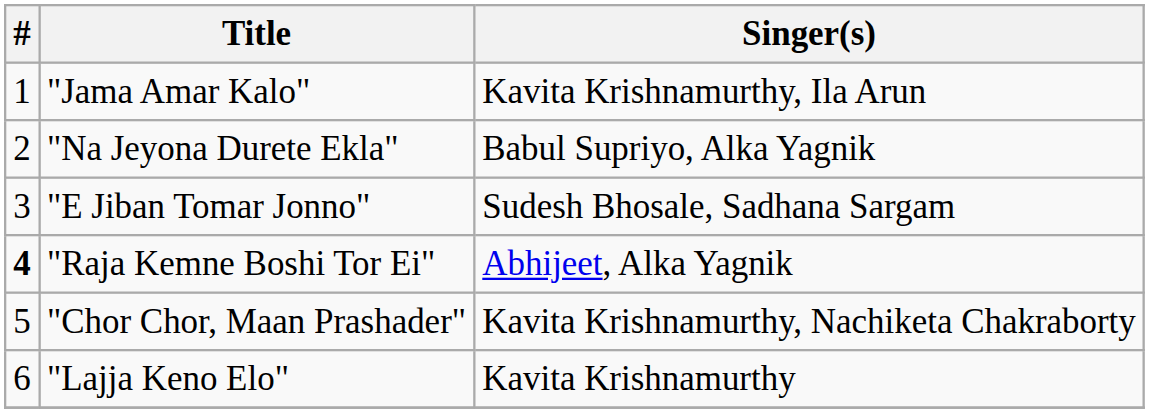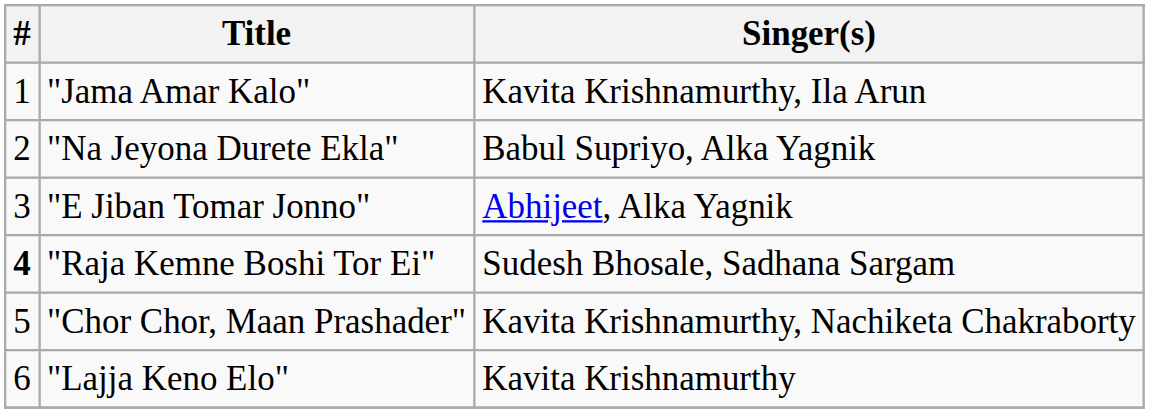(719, 206) Sudesh Bhosale, Sadhana Sargam -> (638, 206) Abhijeet, Alka Yagnik
(638, 264) Abhijeet, Alka Yagnik -> (719, 264) Sudesh Bhosale, Sadhana Sargam
